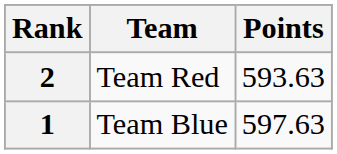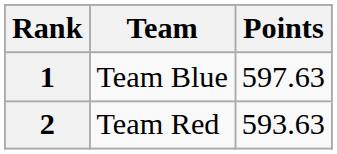rows swapped: (47, 124) <-> (47, 76)
